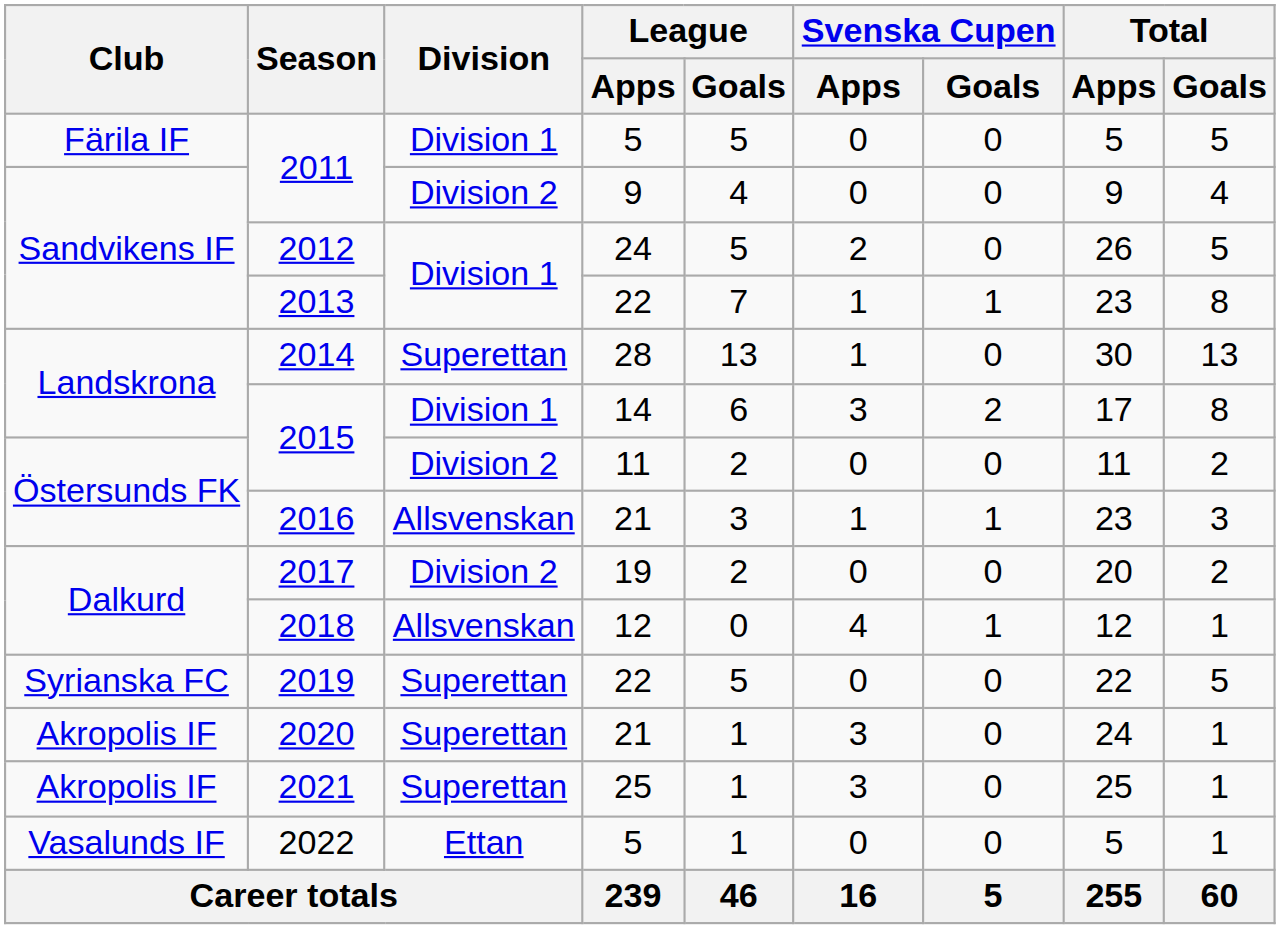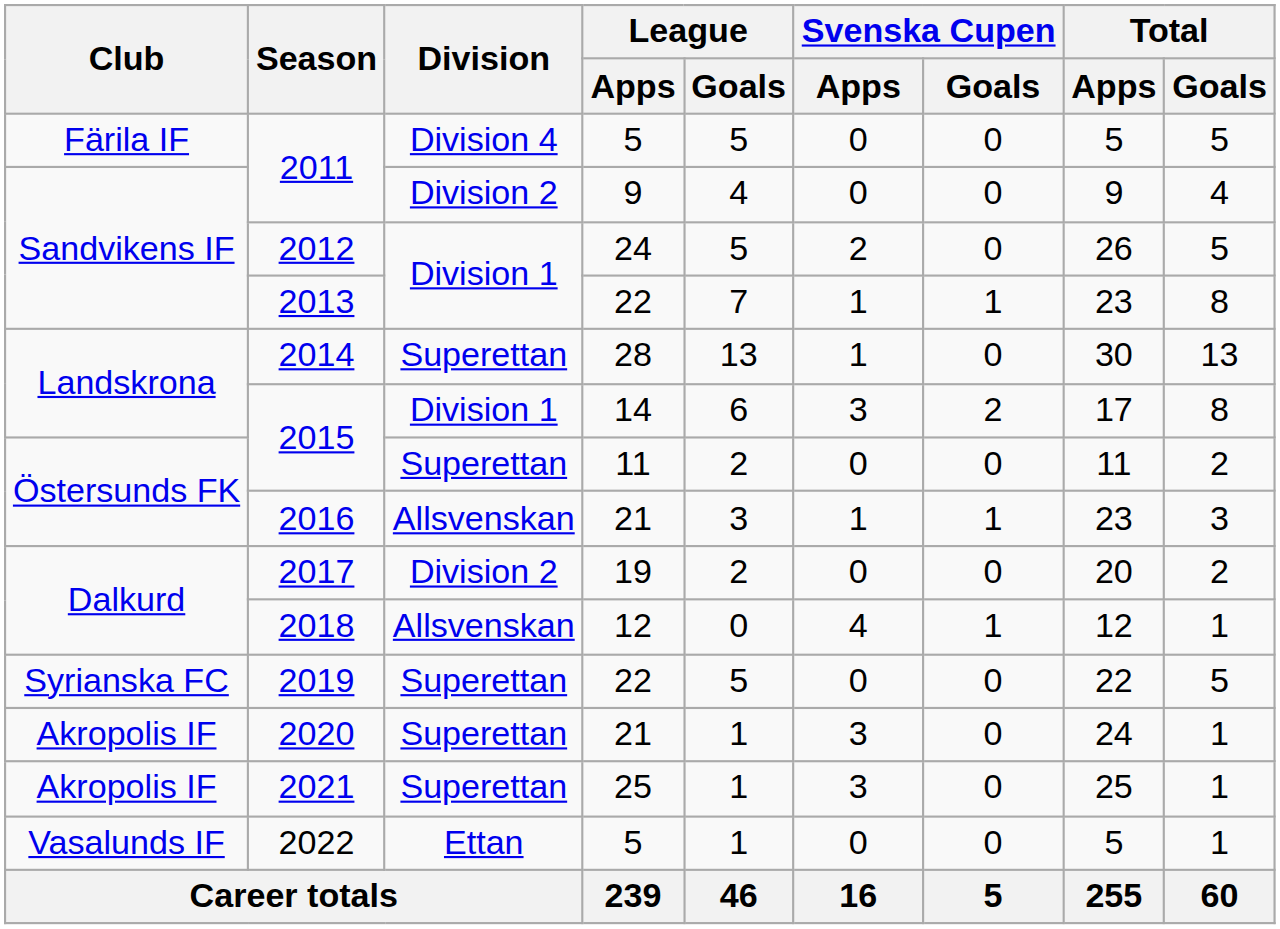(484, 139) Division 1 -> (484, 139) Division 4
(484, 463) Division 2 -> (484, 463) Superettan
